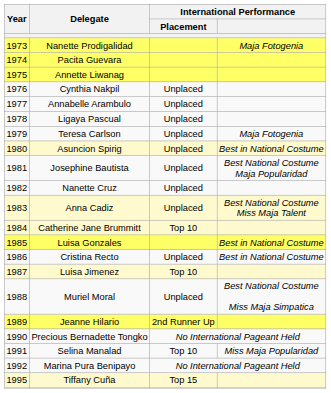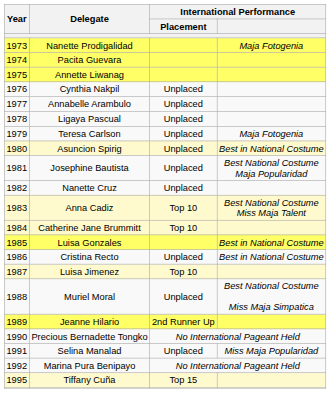(183, 208) Unplaced -> (183, 208) Top 10
(183, 351) Top 10 -> (183, 351) Unplaced
